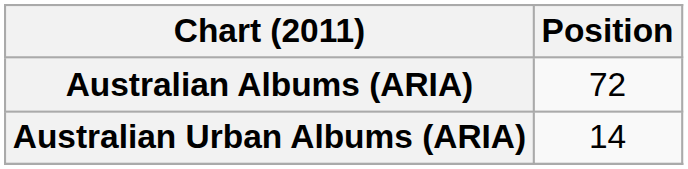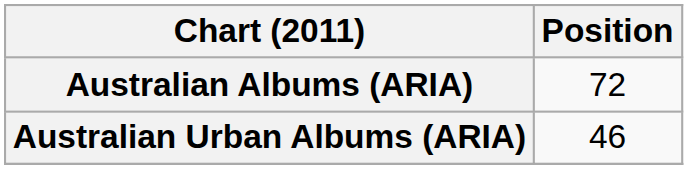(608, 137) 14 -> (608, 137) 46
